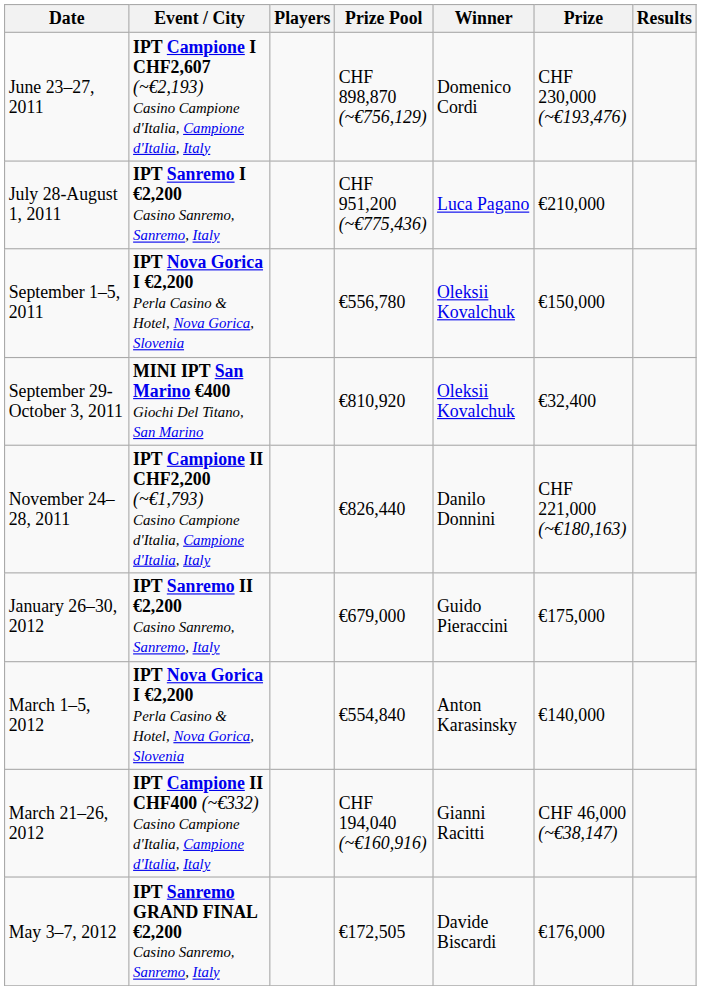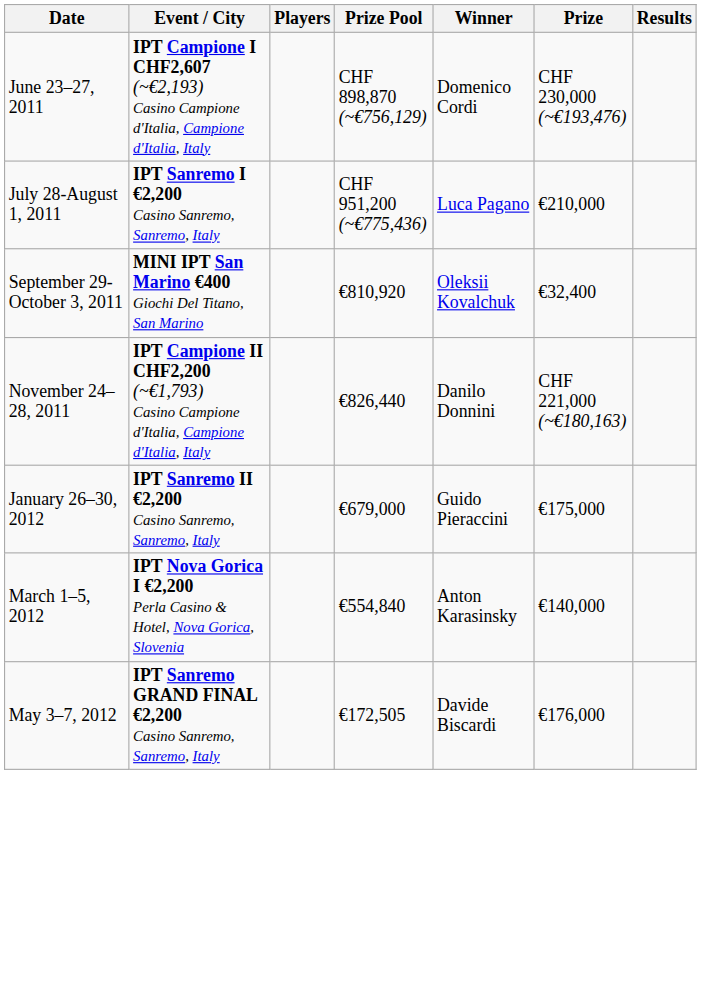- row: (64, 302)
- row: (58, 823)
